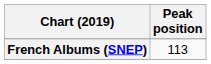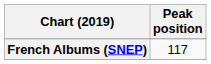(178, 49) 113 -> (178, 49) 117
